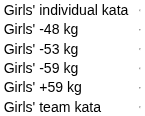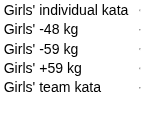- row: (41, 49)
